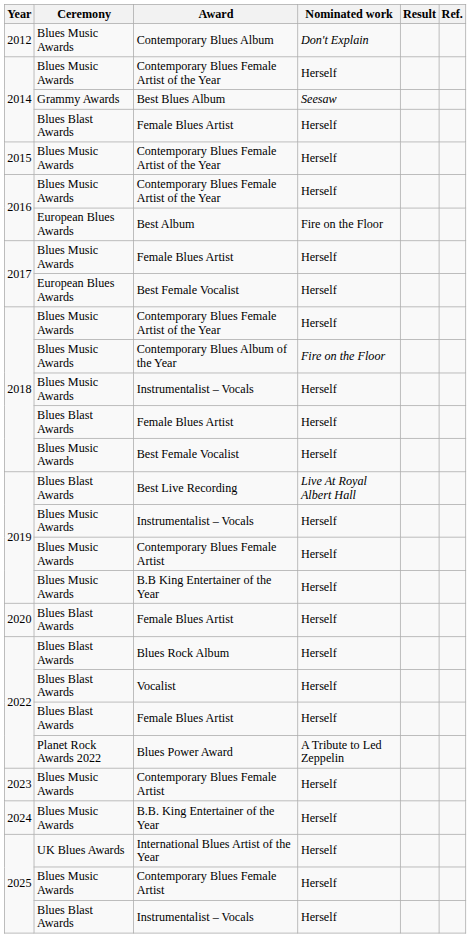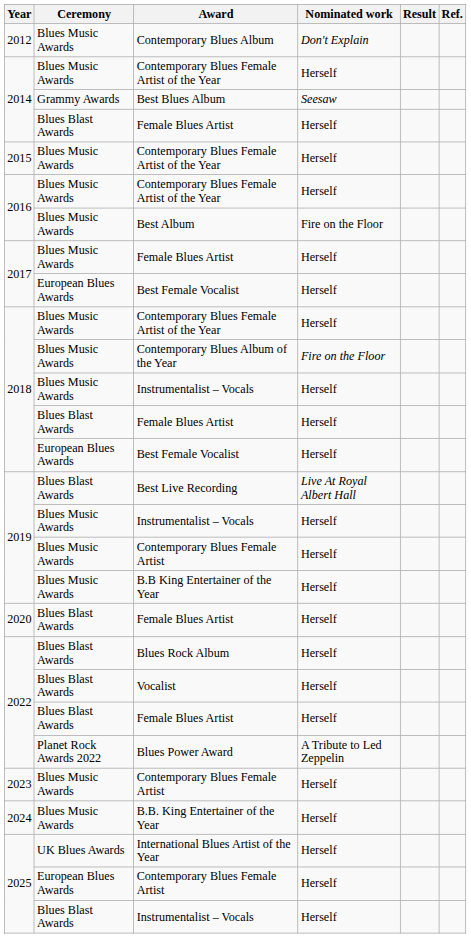(76, 224) European Blues Awards -> (68, 224) Blues Music Awards
(68, 455) Blues Music Awards -> (76, 455) European Blues Awards
(68, 883) Blues Music Awards -> (76, 883) European Blues Awards
